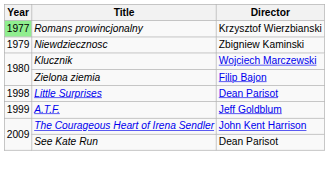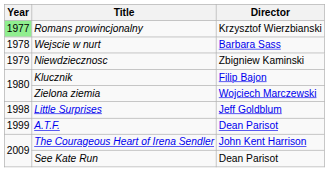+ row: (67, 45)
(268, 61) Wojciech Marczewski -> (243, 77) Filip Bajon
(243, 77) Filip Bajon -> (268, 93) Wojciech Marczewski
(248, 93) Dean Parisot -> (250, 110) Jeff Goldblum
(250, 110) Jeff Goldblum -> (248, 126) Dean Parisot
